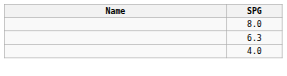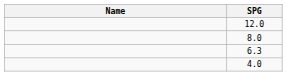+ row: (254, 24)
